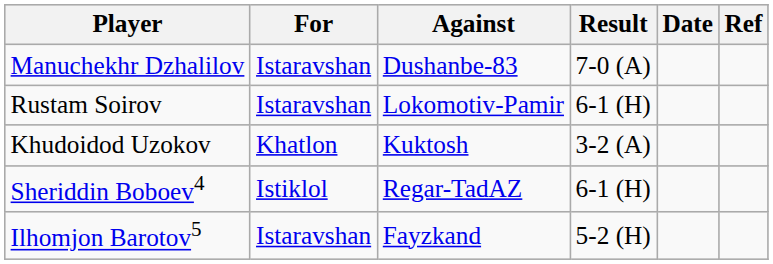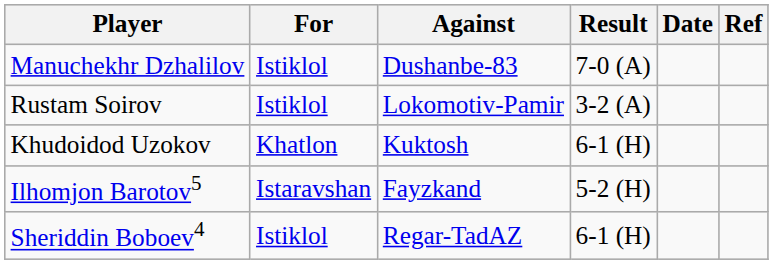(314, 64) Istaravshan -> (292, 64) Istiklol
(314, 104) Istaravshan -> (292, 104) Istiklol
(613, 104) 6-1 (H) -> (613, 104) 3-2 (A)
(613, 144) 3-2 (A) -> (613, 144) 6-1 (H)
rows swapped: (108, 188) <-> (106, 235)
